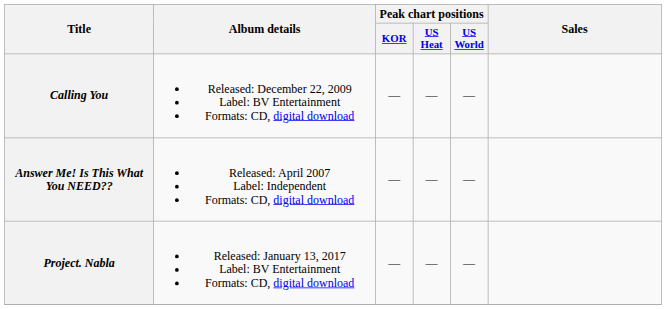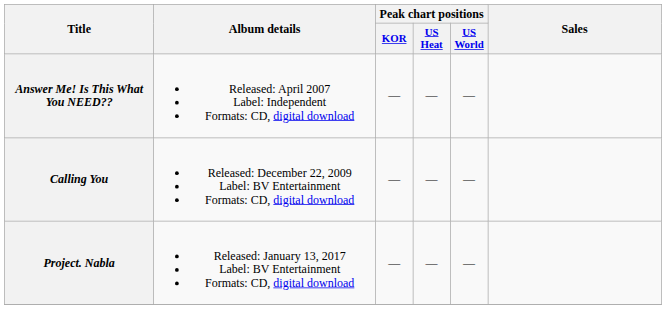rows swapped: (79, 179) <-> (79, 95)
